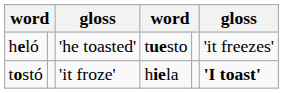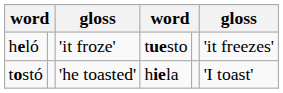(98, 46) 'he toasted' -> (87, 46) 'it froze'
(87, 74) 'it froze' -> (98, 74) 'he toasted'
(232, 74) bold -> (229, 74) normal
